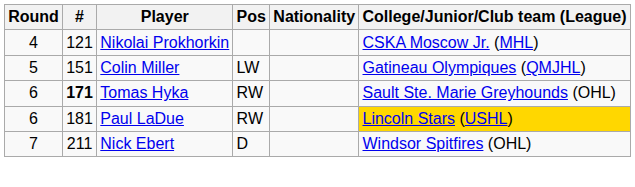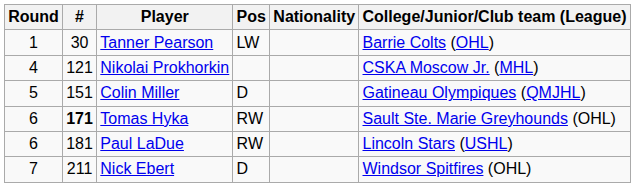+ row: (157, 42)
(248, 67) LW -> (242, 93) D
(438, 118) gold background -> (438, 144) no background
